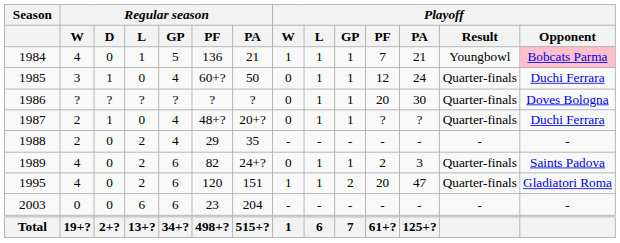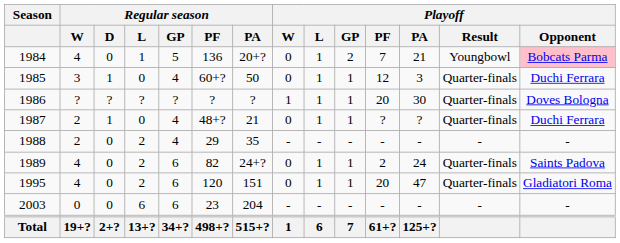(253, 57) 21 -> (253, 57) 20+?
(288, 57) 1 -> (288, 57) 0
(350, 57) 1 -> (350, 57) 2
(420, 78) 24 -> (420, 78) 3
(288, 99) 0 -> (288, 99) 1
(253, 120) 20+? -> (253, 120) 21
(420, 162) 3 -> (420, 162) 24
(288, 183) 1 -> (288, 183) 0
(350, 183) 2 -> (350, 183) 1
